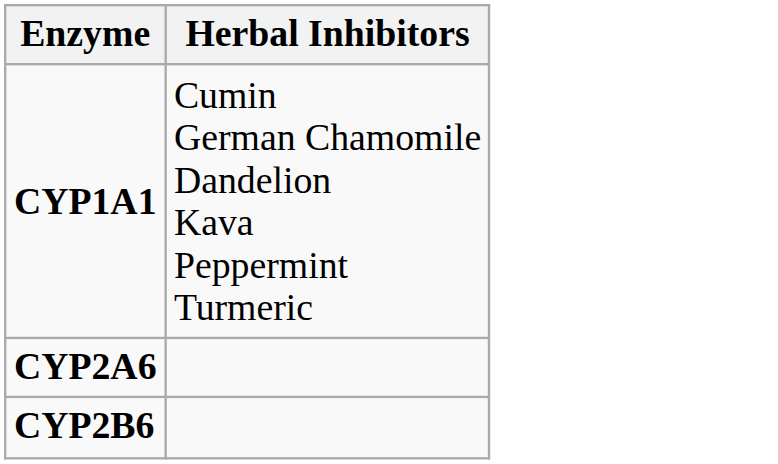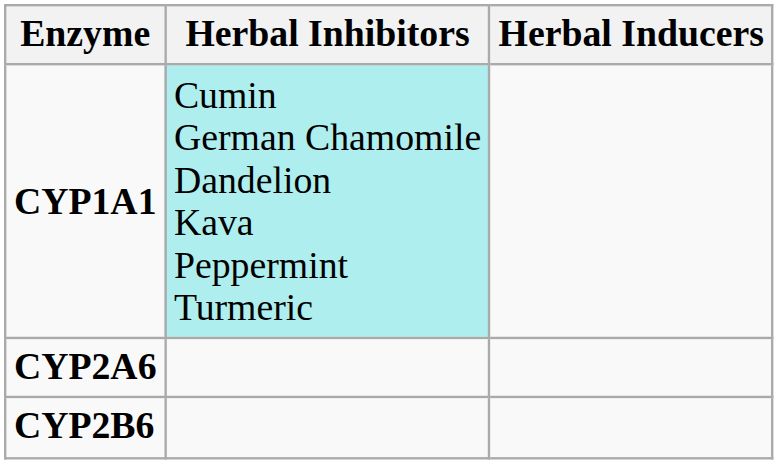+ column: (631, 34)
(328, 200) no background -> (328, 200) paleturquoise background
